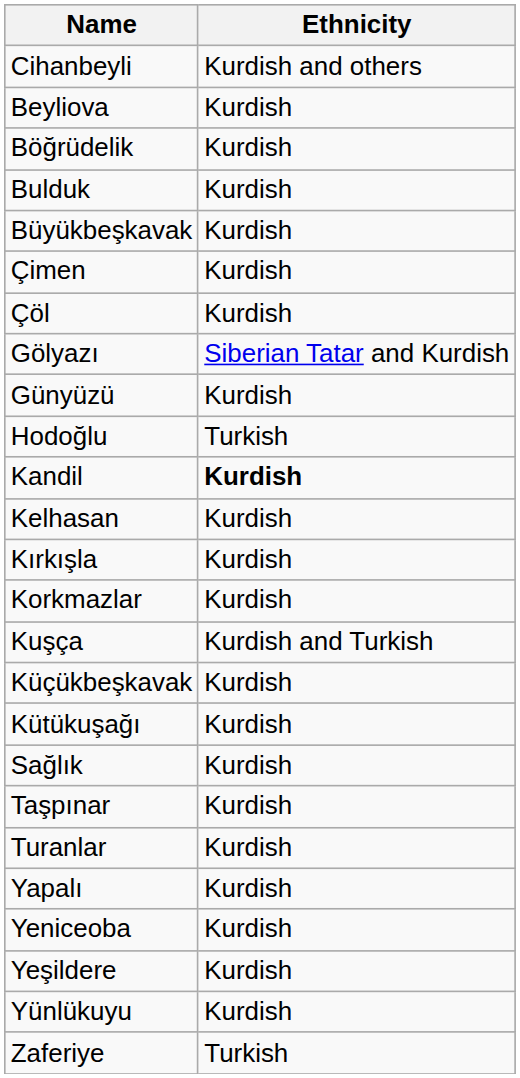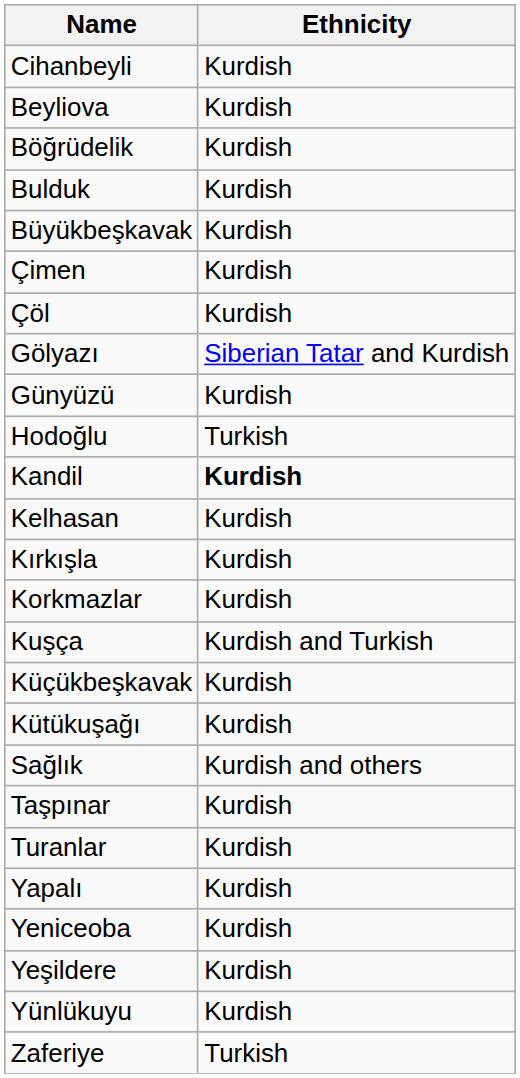(313, 66) Kurdish and others -> (248, 66) Kurdish
(248, 764) Kurdish -> (313, 764) Kurdish and others
